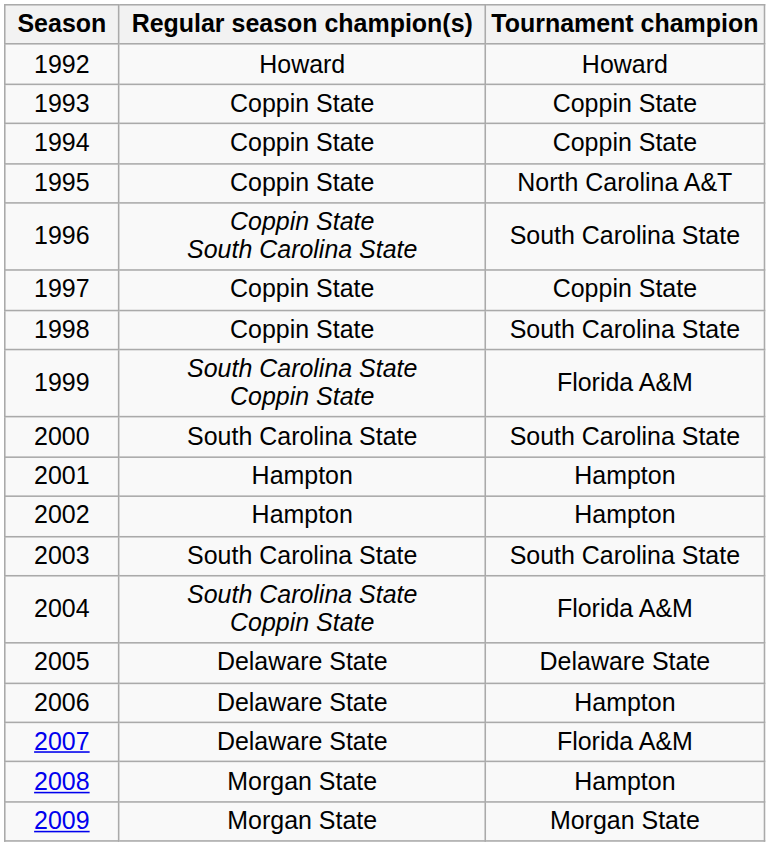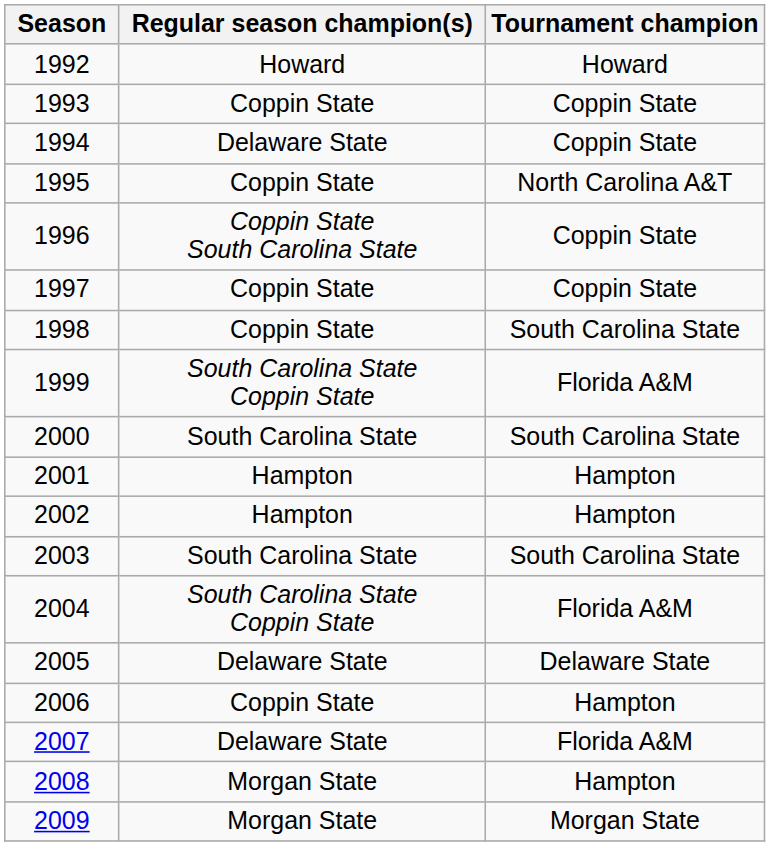(302, 143) Coppin State -> (302, 143) Delaware State
(625, 236) South Carolina State -> (625, 236) Coppin State
(302, 702) Delaware State -> (302, 702) Coppin State
